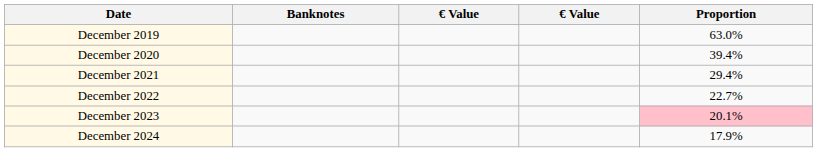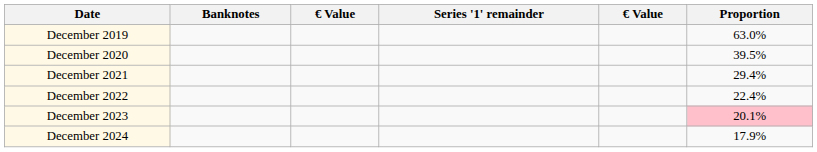+ column: (489, 14)
(726, 55) 39.4% -> (750, 55) 39.5%
(726, 95) 22.7% -> (750, 95) 22.4%
